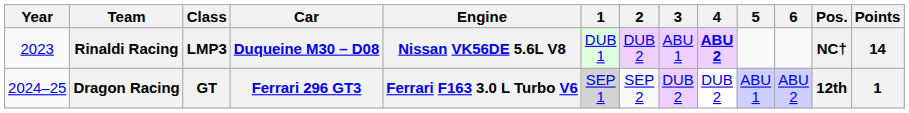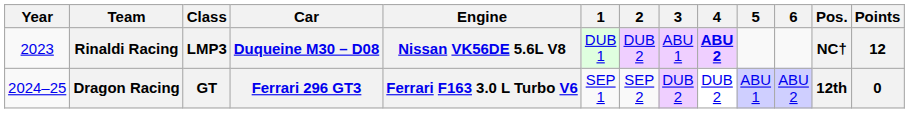(877, 48) 14 -> (877, 48) 12
(601, 88) lightgrey background -> (601, 88) no background
(877, 88) 1 -> (877, 88) 0
